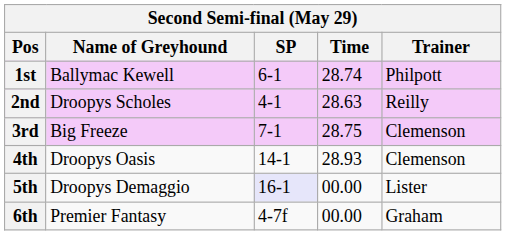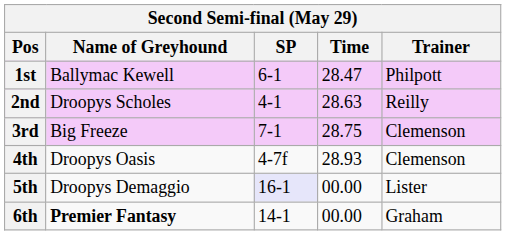(342, 74) 28.74 -> (342, 74) 28.47
(274, 159) 14-1 -> (273, 159) 4-7f
(108, 215) normal -> (113, 215) bold
(273, 215) 4-7f -> (274, 215) 14-1
